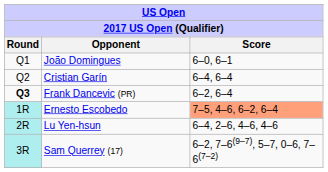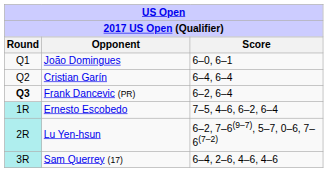(235, 110) lightsalmon background -> (235, 110) no background
(235, 126) 6–4, 2–6, 4–6, 4–6 -> (254, 134) 6–2, 7–6(9–7), 5–7, 0–6, 7–6(7–2)
(254, 151) 6–2, 7–6(9–7), 5–7, 0–6, 7–6(7–2) -> (235, 159) 6–4, 2–6, 4–6, 4–6
